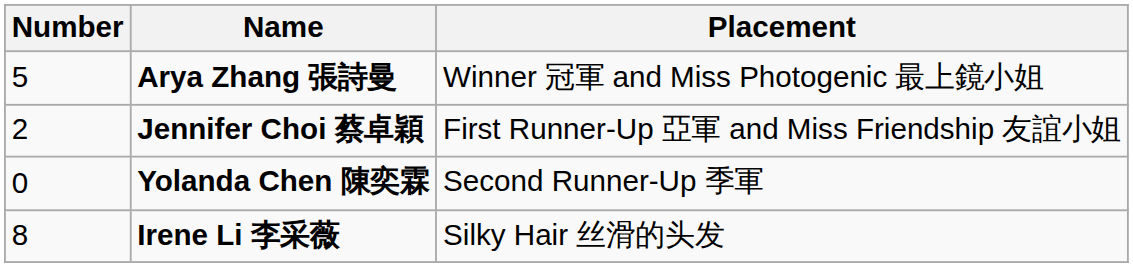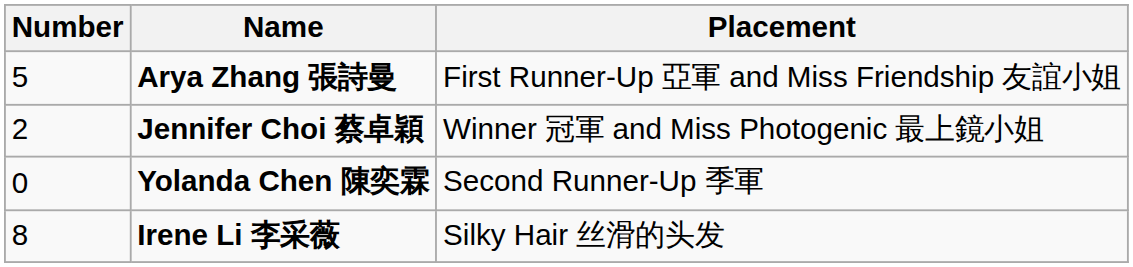(743, 76) Winner 冠軍 and Miss Photogenic 最上鏡小姐 -> (782, 76) First Runner-Up 亞軍 and Miss Friendship 友誼小姐
(782, 129) First Runner-Up 亞軍 and Miss Friendship 友誼小姐 -> (743, 129) Winner 冠軍 and Miss Photogenic 最上鏡小姐
